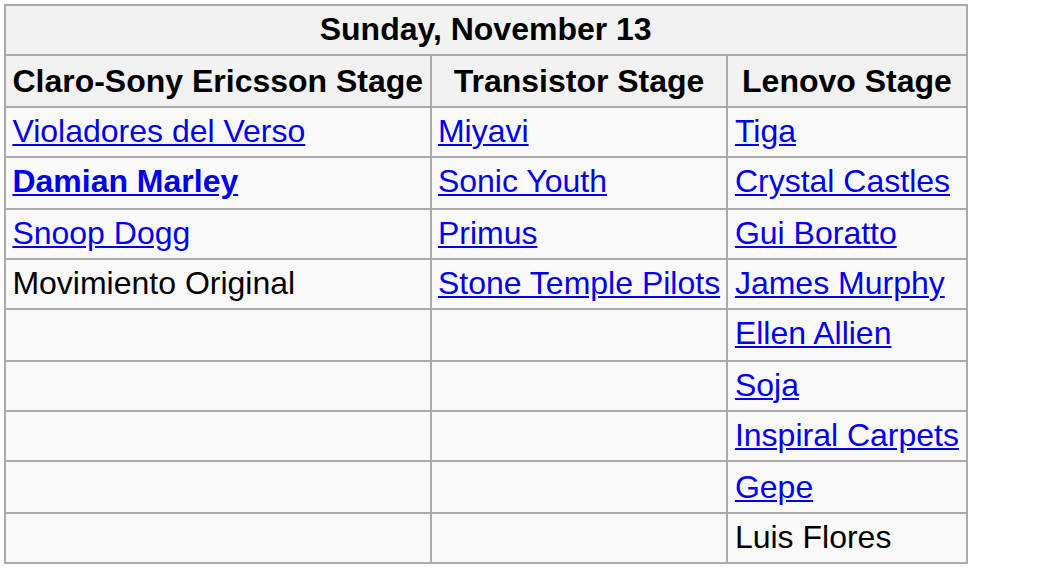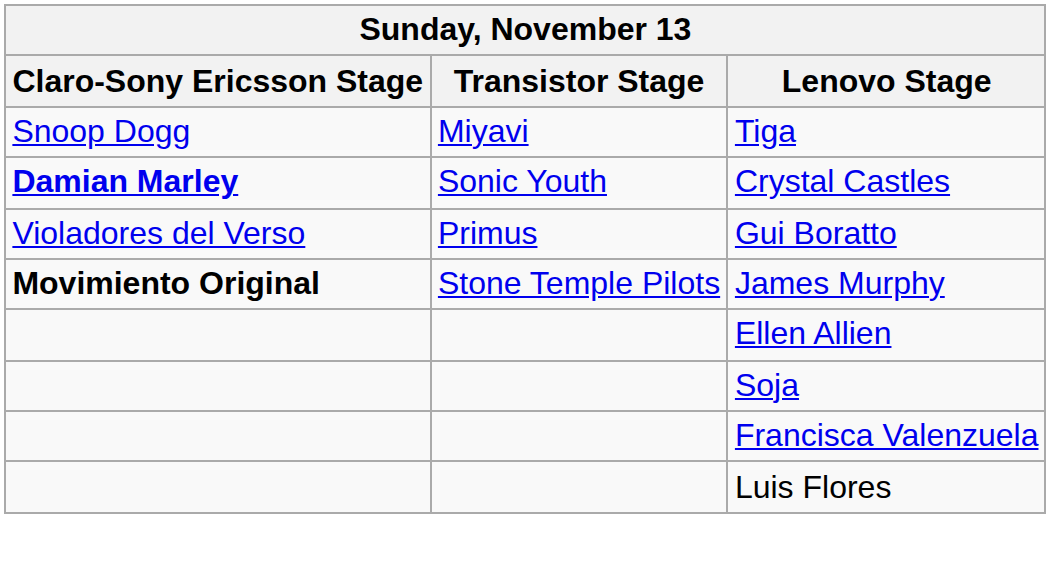(159, 131) Violadores del Verso -> (101, 131) Snoop Dogg
(101, 232) Snoop Dogg -> (159, 232) Violadores del Verso
(154, 283) normal -> (166, 283) bold
- row: (847, 435)
+ row: (887, 435)
- row: (774, 486)
